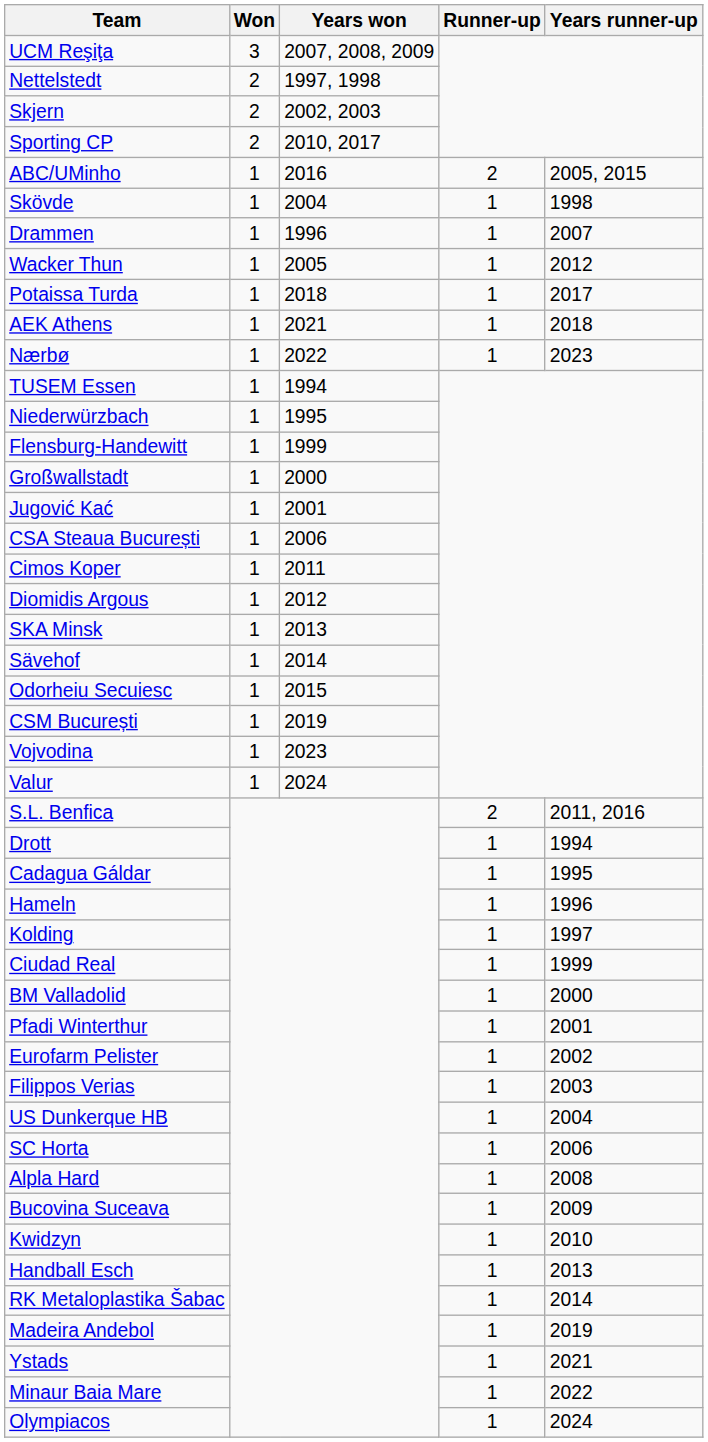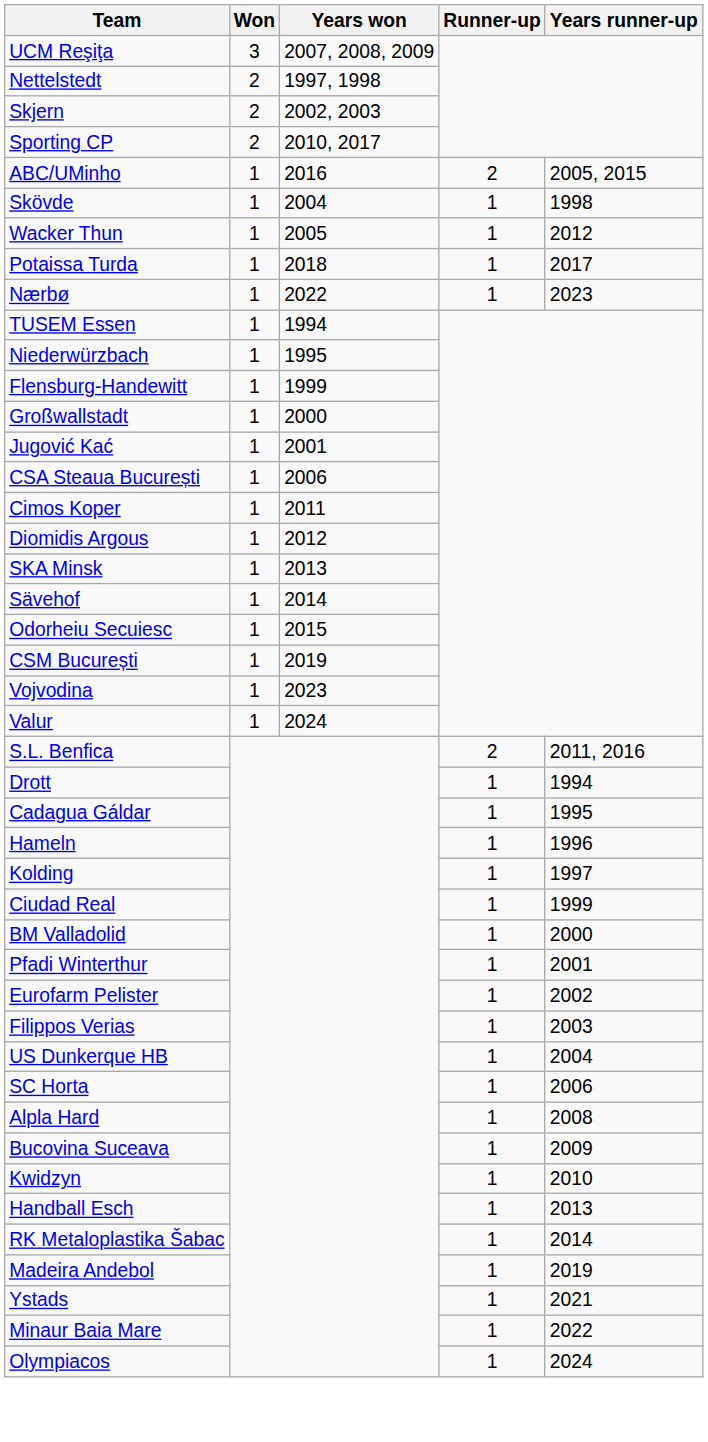- row: (52, 234)
- row: (61, 325)
